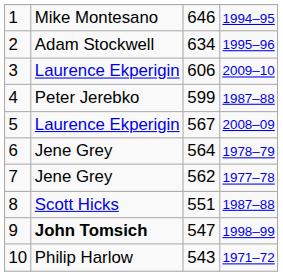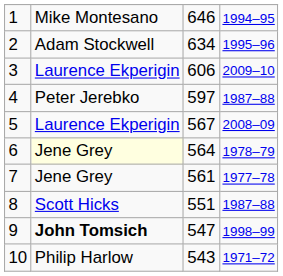(201, 97) 599 -> (201, 97) 597
(74, 151) no background -> (74, 151) lightyellow background
(201, 177) 562 -> (201, 177) 561
